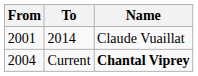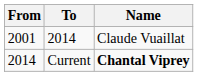(22, 60) 2004 -> (22, 60) 2014
